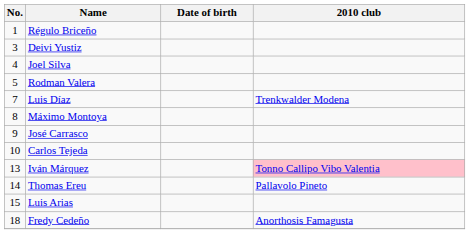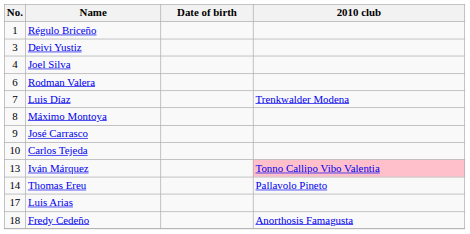(15, 82) 5 -> (15, 82) 6
(15, 202) 15 -> (15, 202) 17
